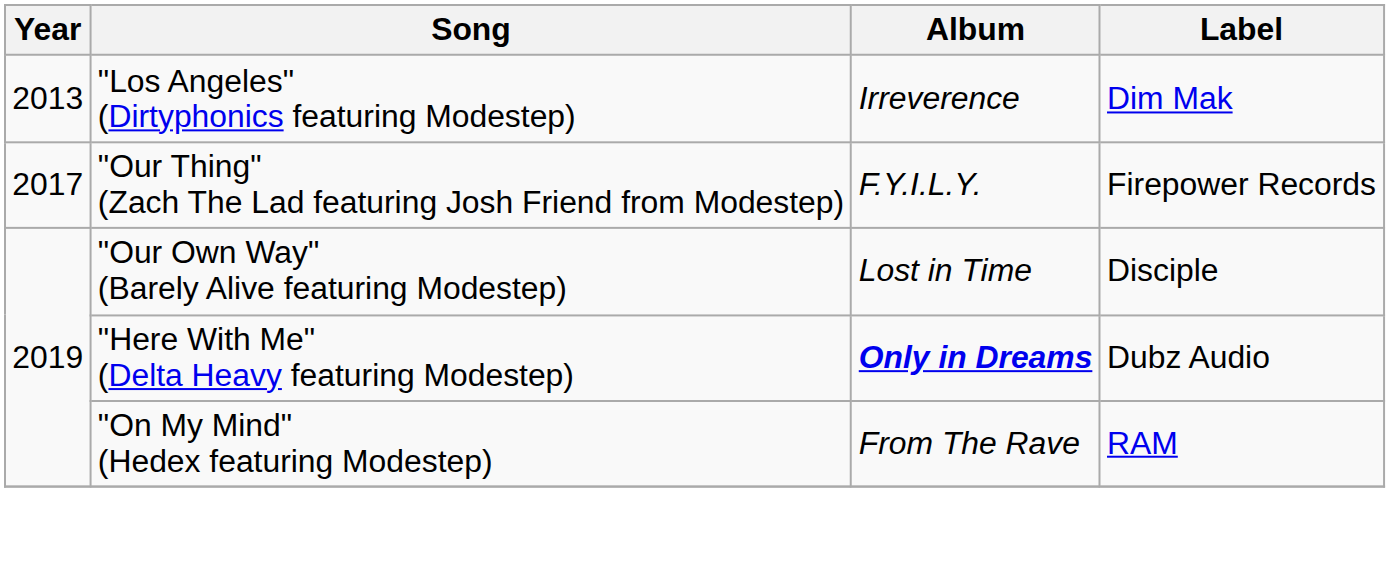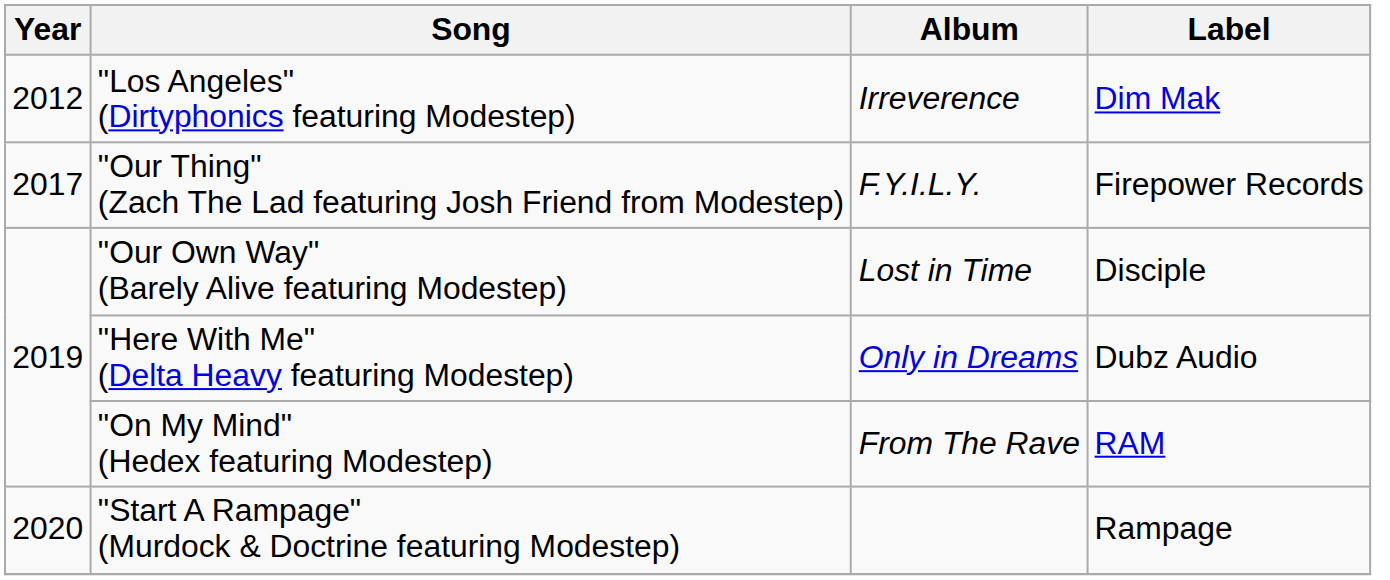(48, 98) 2013 -> (48, 98) 2012
(976, 357) bold -> (968, 357) normal
+ row: (389, 529)
